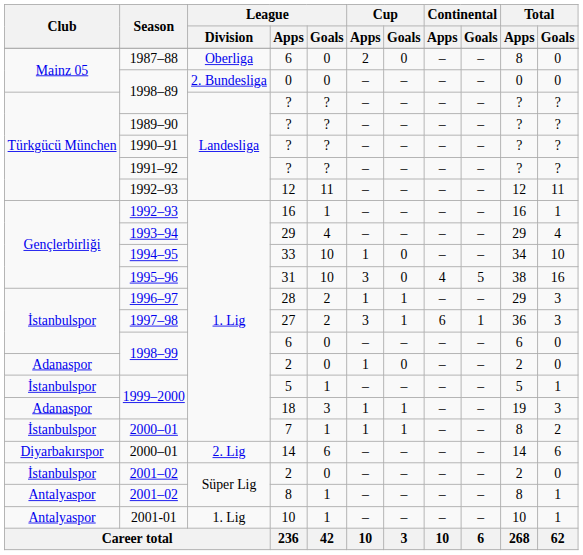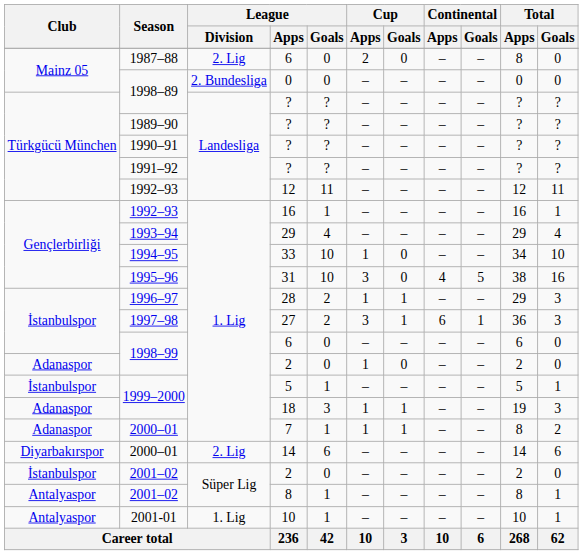(229, 59) Oberliga -> (229, 59) 2. Lig
(62, 430) İstanbulspor -> (62, 430) Adanaspor
